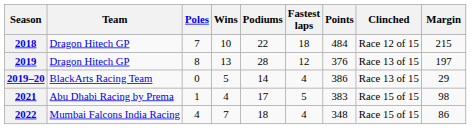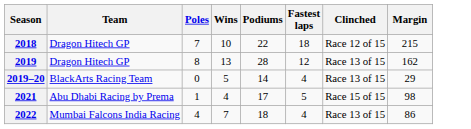- column: (339, 19)
(444, 61) 197 -> (410, 61) 162
(389, 114) Race 15 of 15 -> (355, 114) Race 13 of 15
